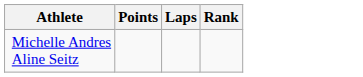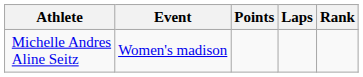+ column: (173, 17)
